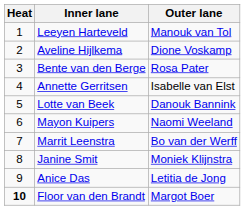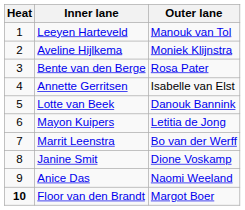(191, 50) Dione Voskamp -> (192, 50) Moniek Klijnstra
(192, 123) Naomi Weeland -> (188, 123) Letitia de Jong
(192, 159) Moniek Klijnstra -> (191, 159) Dione Voskamp
(188, 178) Letitia de Jong -> (192, 178) Naomi Weeland
